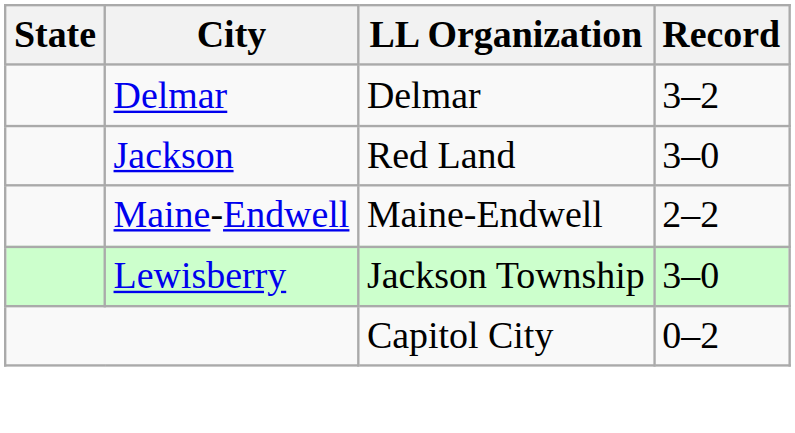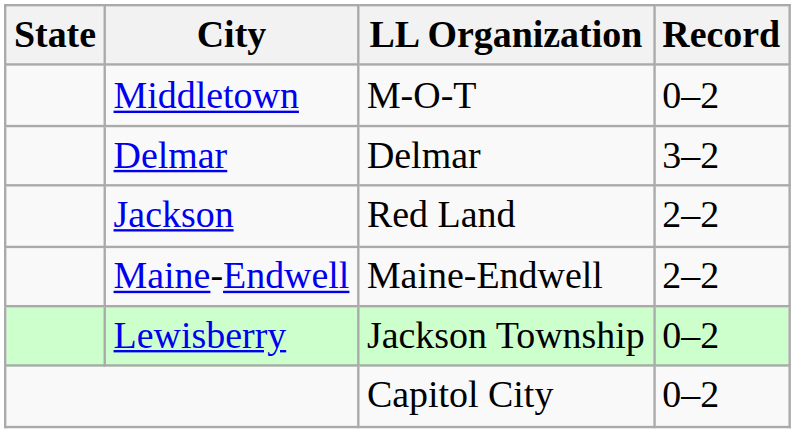+ row: (206, 94)
(691, 154) 3–0 -> (691, 214) 2–2
(691, 275) 3–0 -> (691, 335) 0–2
